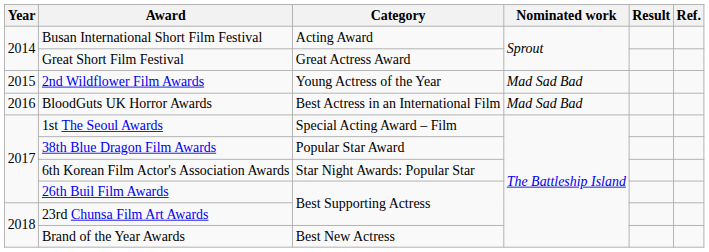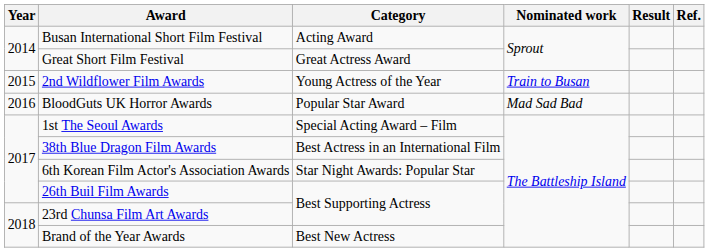(545, 81) Mad Sad Bad -> (548, 81) Train to Busan
(398, 103) Best Actress in an International Film -> (350, 103) Popular Star Award
(350, 147) Popular Star Award -> (398, 147) Best Actress in an International Film
